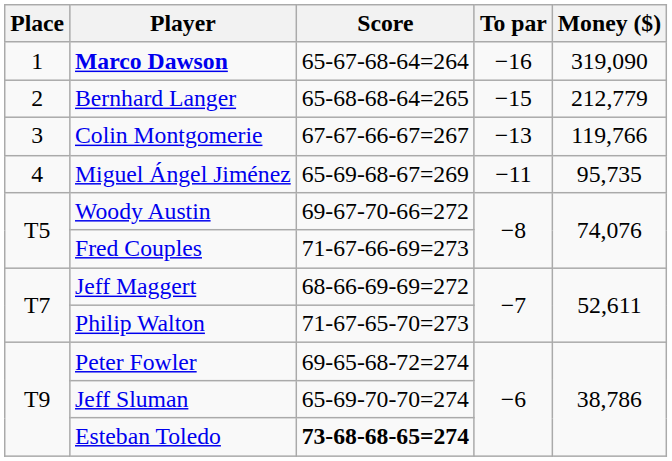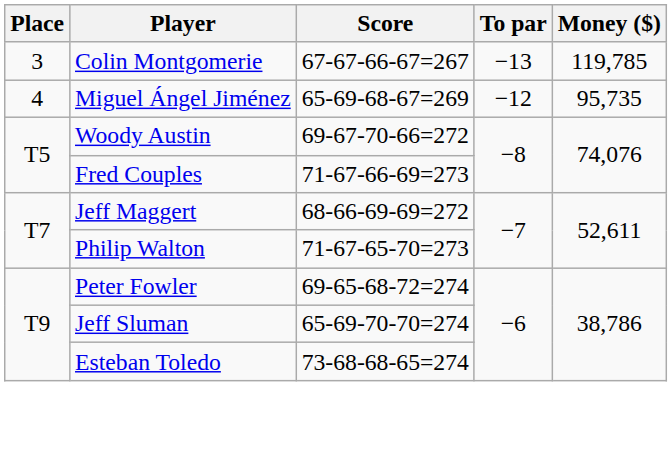- row: (151, 60)
- row: (156, 98)
(609, 135) 119,766 -> (609, 60) 119,785
(513, 173) −11 -> (513, 98) −12
(385, 436) bold -> (385, 361) normal
